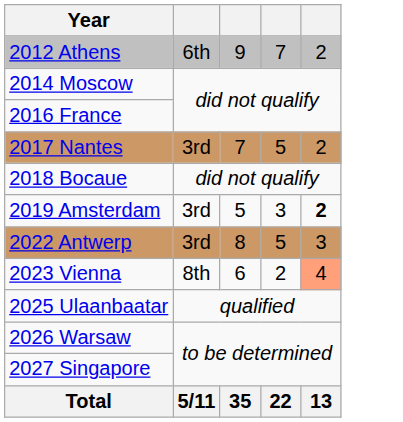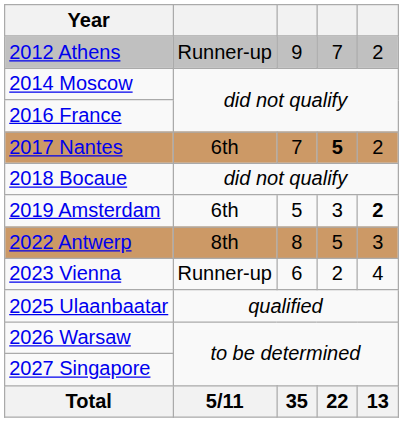(196, 52) 6th -> (225, 52) Runner-up
(196, 147) 3rd -> (225, 147) 6th
(281, 147) normal -> (337, 147) bold
(196, 210) 3rd -> (225, 210) 6th
(196, 242) 3rd -> (225, 242) 8th
(196, 274) 8th -> (225, 274) Runner-up
(321, 274) lightsalmon background -> (378, 274) no background
